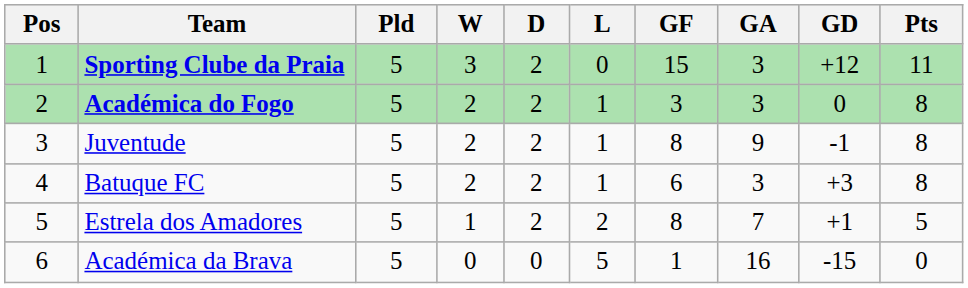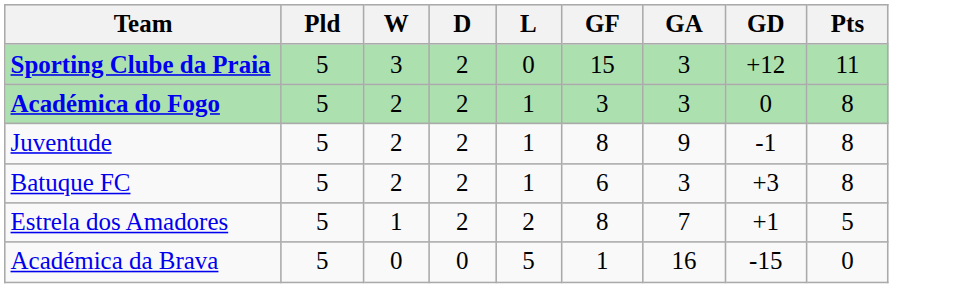- column: (42, 24)
